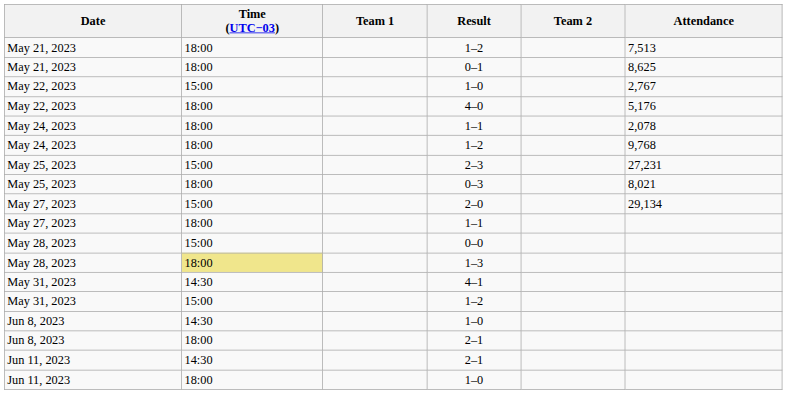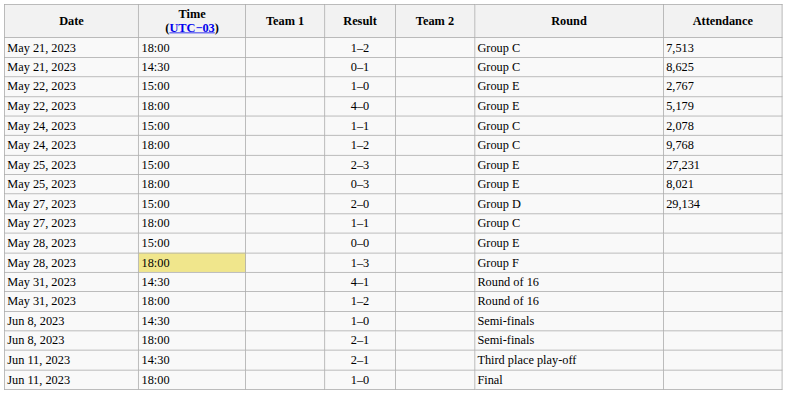+ column: (569, 21)
(199, 67) 18:00 -> (156, 67) 14:30
(642, 106) 5,176 -> (680, 106) 5,179
(199, 125) 18:00 -> (156, 125) 15:00
(199, 301) 15:00 -> (156, 301) 18:00
